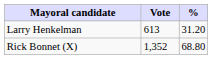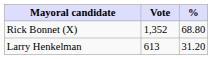rows swapped: (42, 46) <-> (44, 29)
